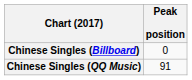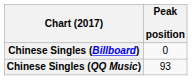(165, 67) 91 -> (165, 67) 93
